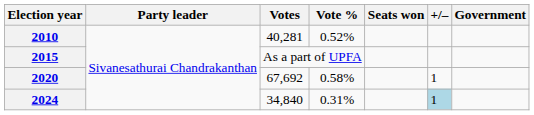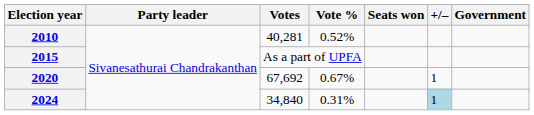(337, 78) 0.58% -> (337, 78) 0.67%
